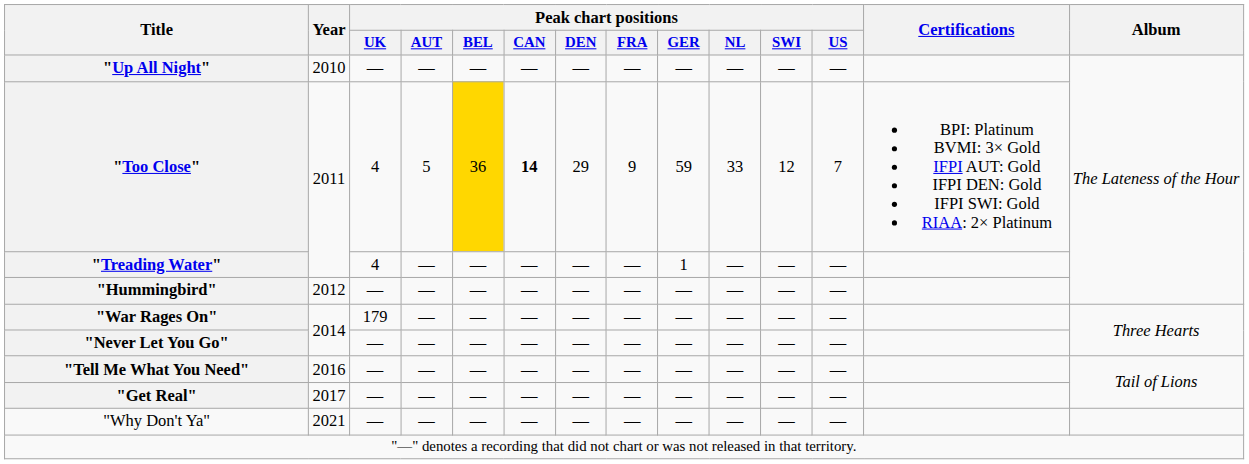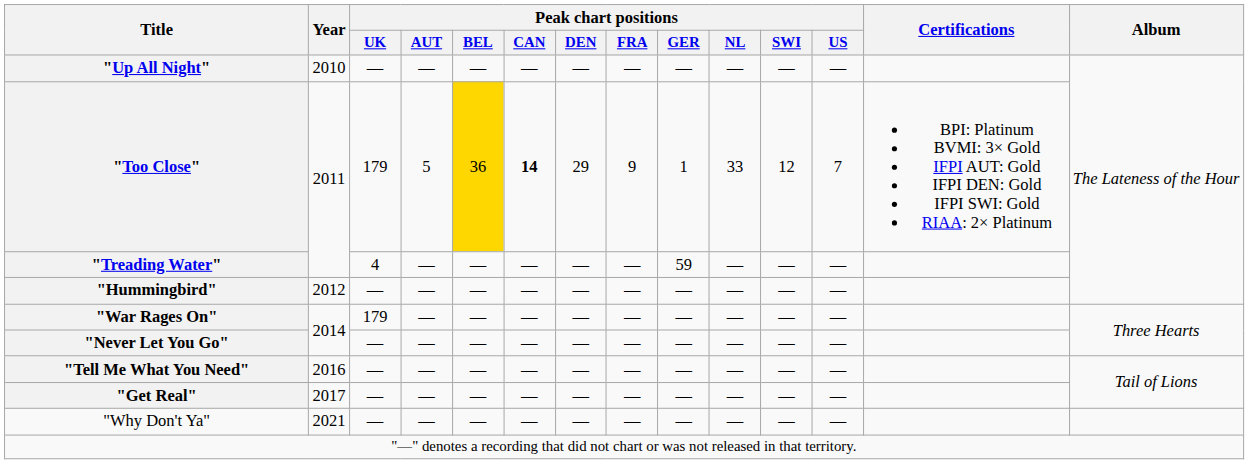(375, 166) 4 -> (375, 166) 179
(684, 166) 59 -> (684, 166) 1
(684, 264) 1 -> (684, 264) 59
